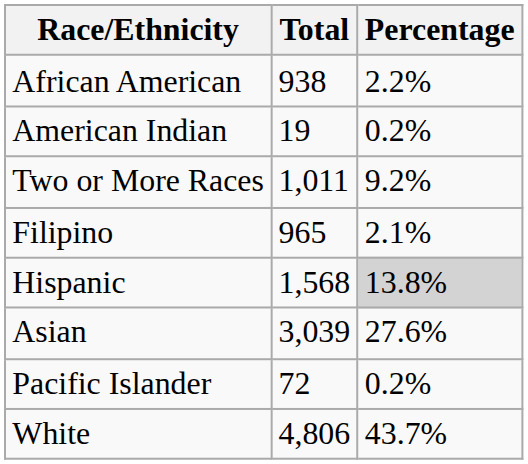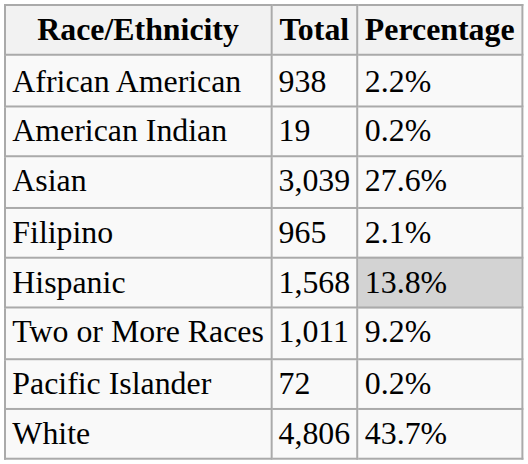rows swapped: (49, 332) <-> (138, 181)
